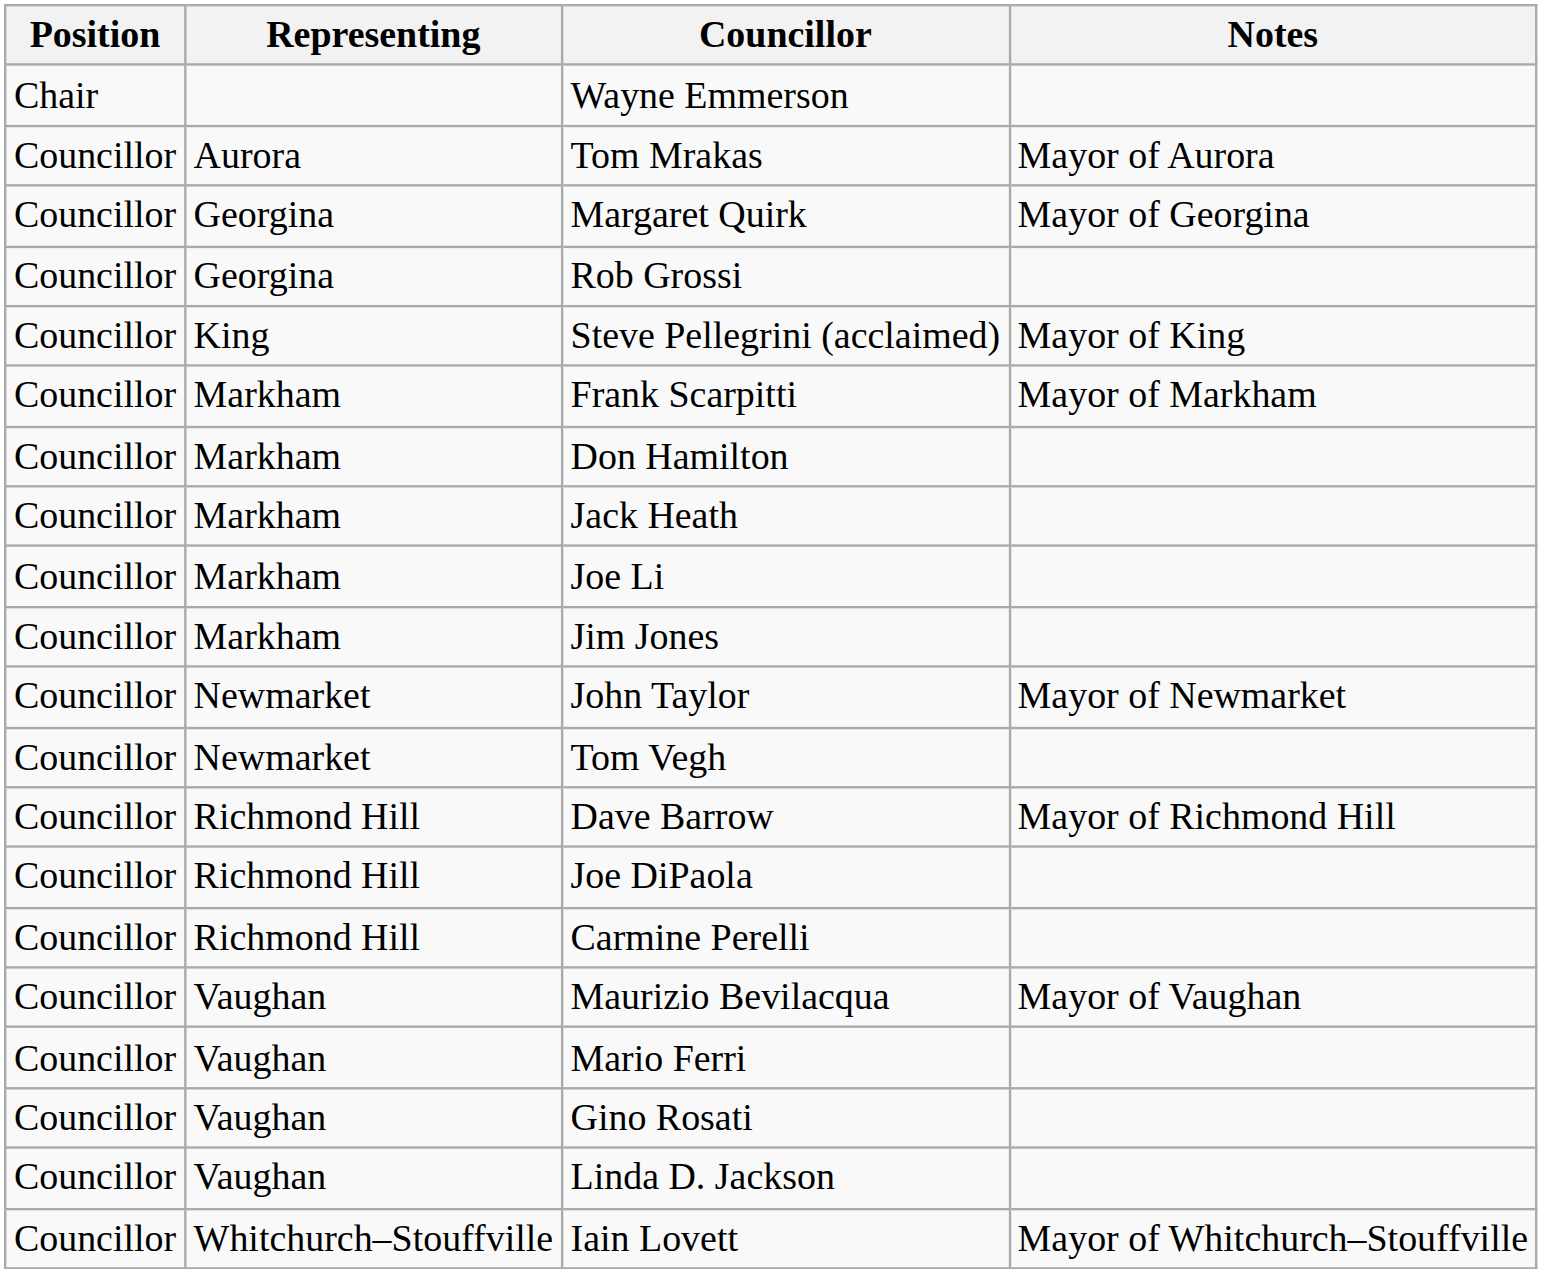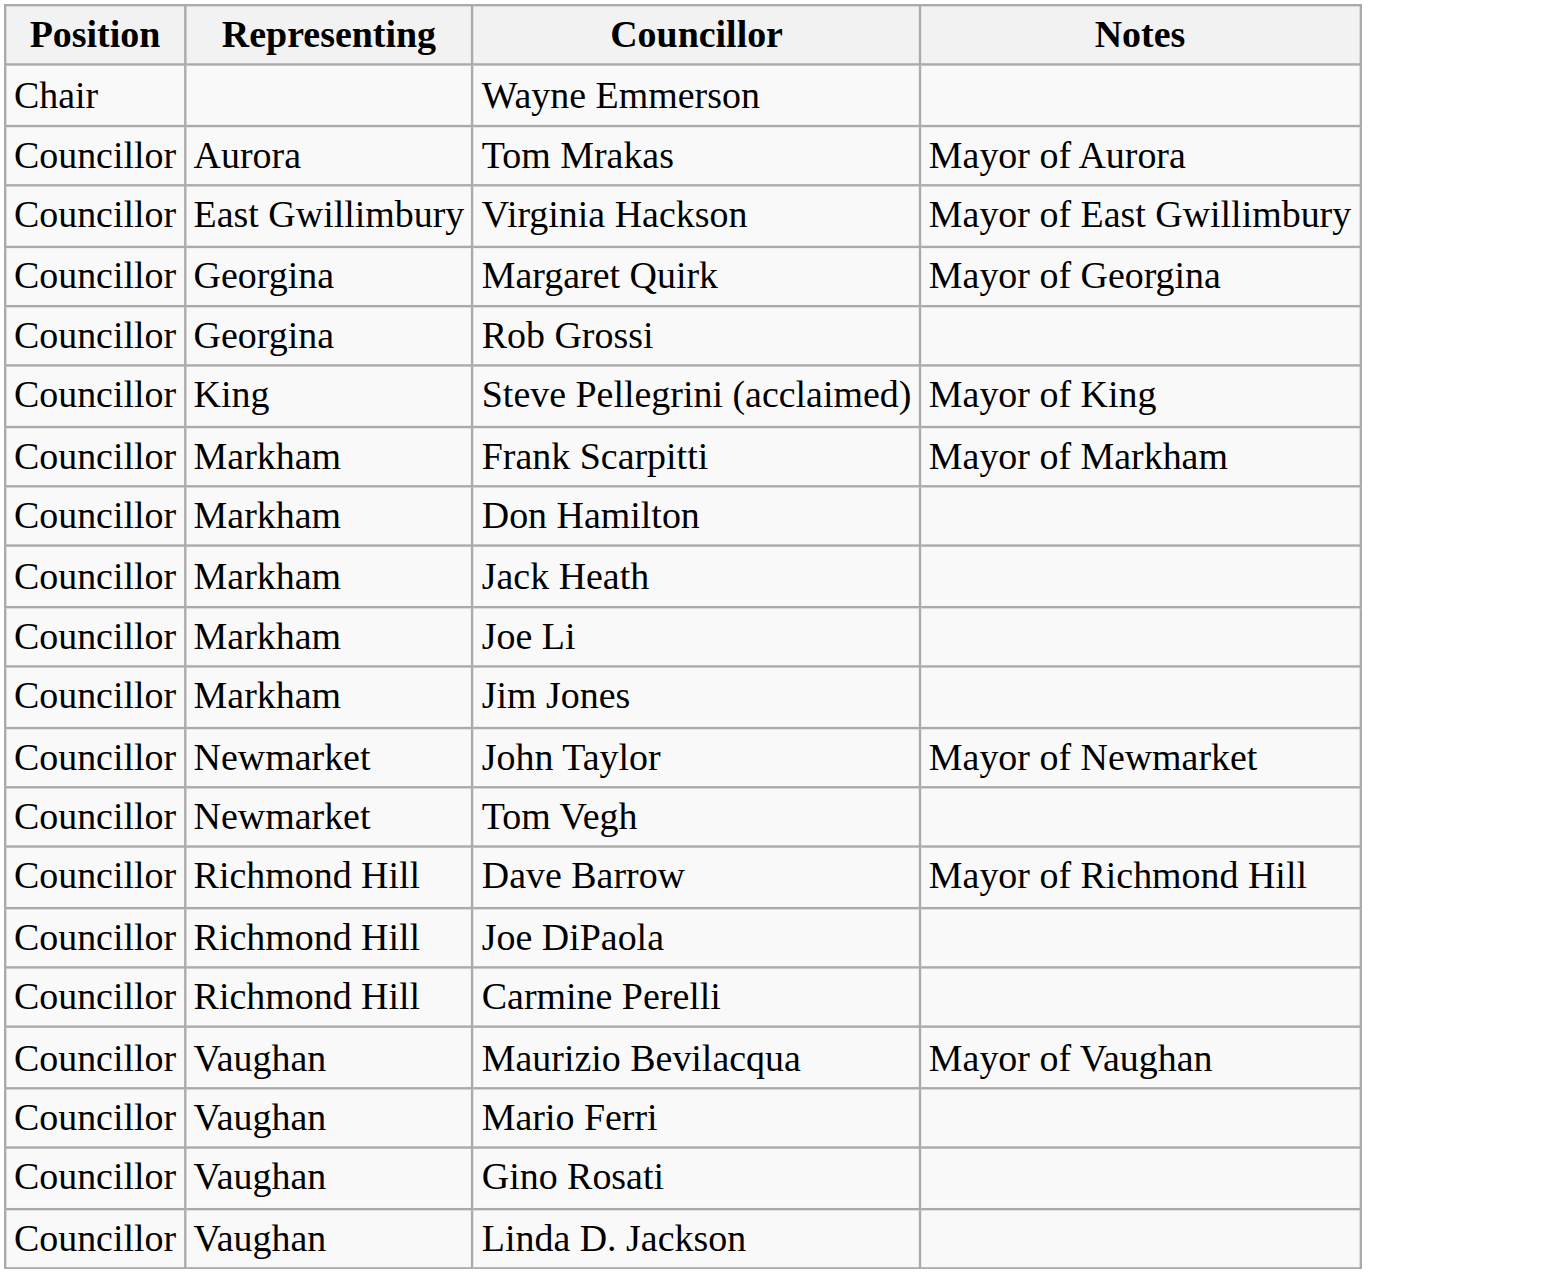+ row: (615, 214)
- row: (654, 1237)
